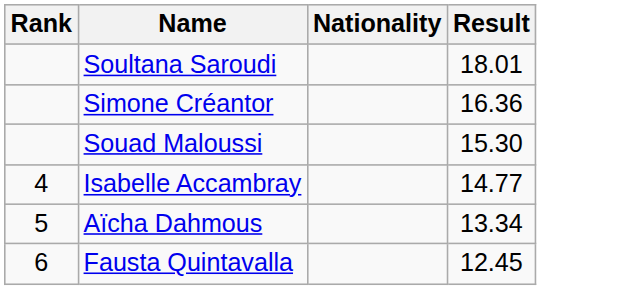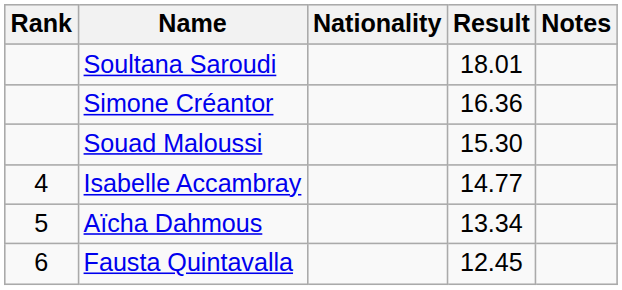+ column: (576, 24)
